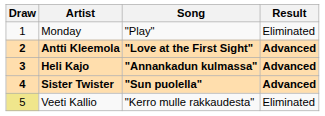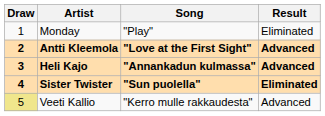(289, 84) Advanced -> (289, 84) Eliminated
(289, 102) Eliminated -> (286, 102) Advanced
